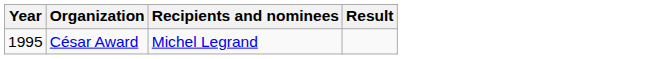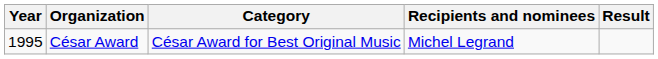+ column: (276, 16)
